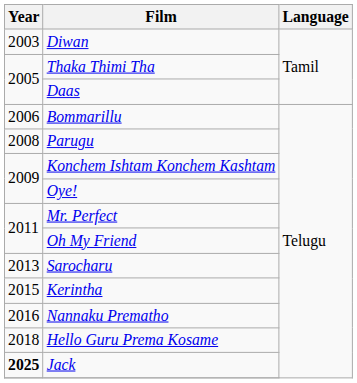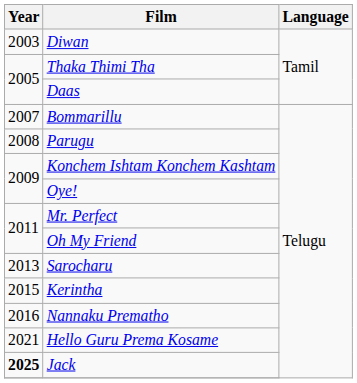(24, 116) 2006 -> (24, 116) 2007
(24, 340) 2018 -> (24, 340) 2021
